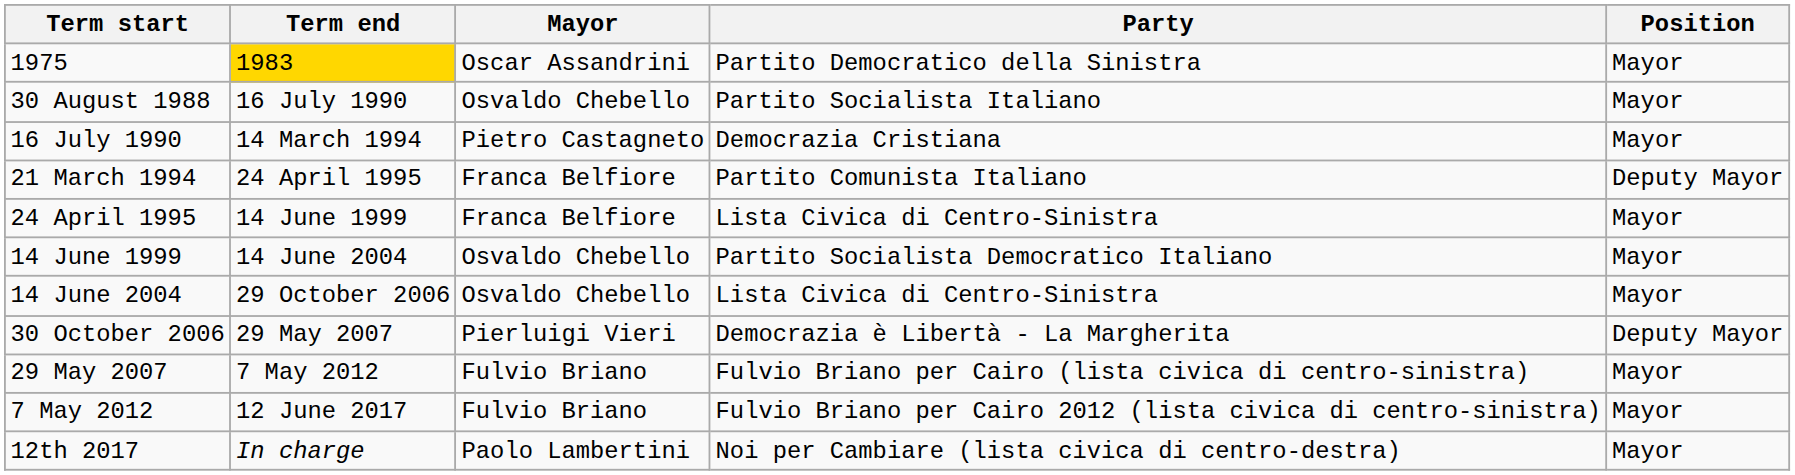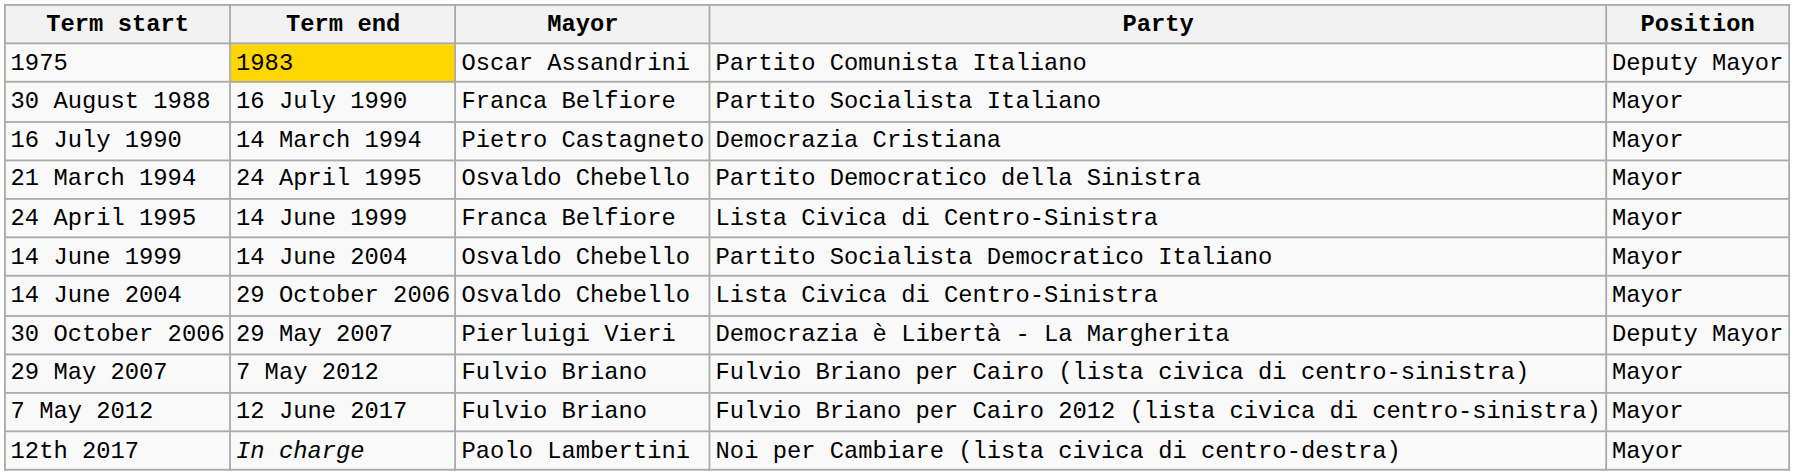(958, 63) Partito Democratico della Sinistra -> (901, 63) Partito Comunista Italiano
(1648, 63) Mayor -> (1698, 63) Deputy Mayor
(576, 102) Osvaldo Chebello -> (569, 102) Franca Belfiore
(569, 179) Franca Belfiore -> (576, 179) Osvaldo Chebello
(901, 179) Partito Comunista Italiano -> (958, 179) Partito Democratico della Sinistra
(1698, 179) Deputy Mayor -> (1648, 179) Mayor
